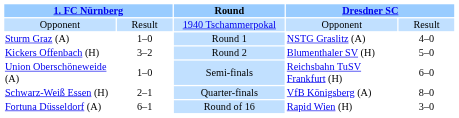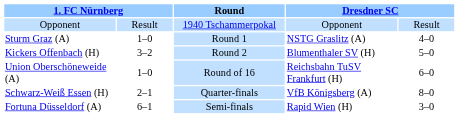(229, 72) Semi-finals -> (229, 72) Round of 16
(229, 106) Round of 16 -> (229, 106) Semi-finals
